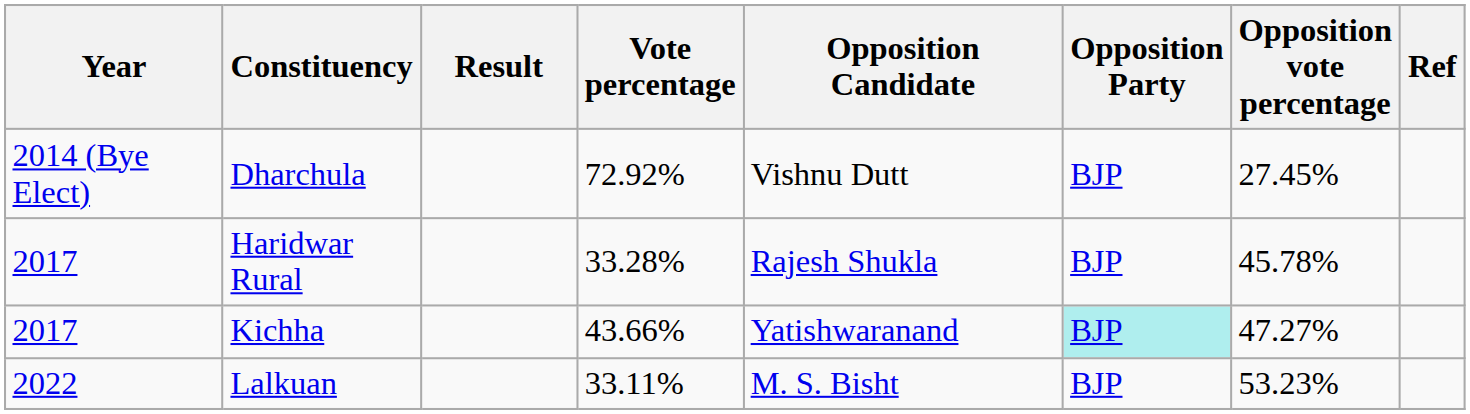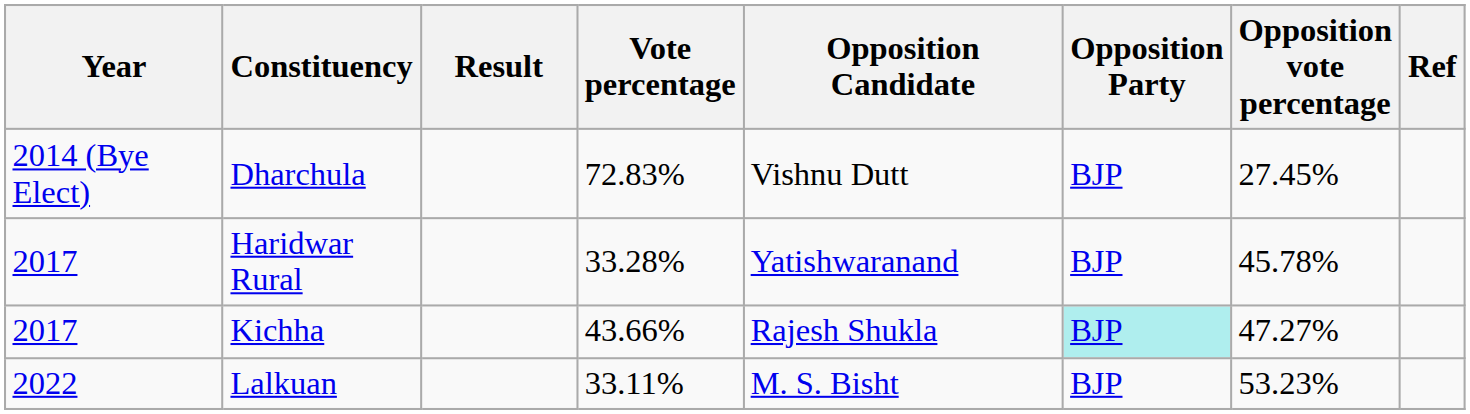(635, 173) 72.92% -> (635, 173) 72.83%
(844, 261) Rajesh Shukla -> (855, 261) Yatishwaranand
(855, 330) Yatishwaranand -> (844, 330) Rajesh Shukla
